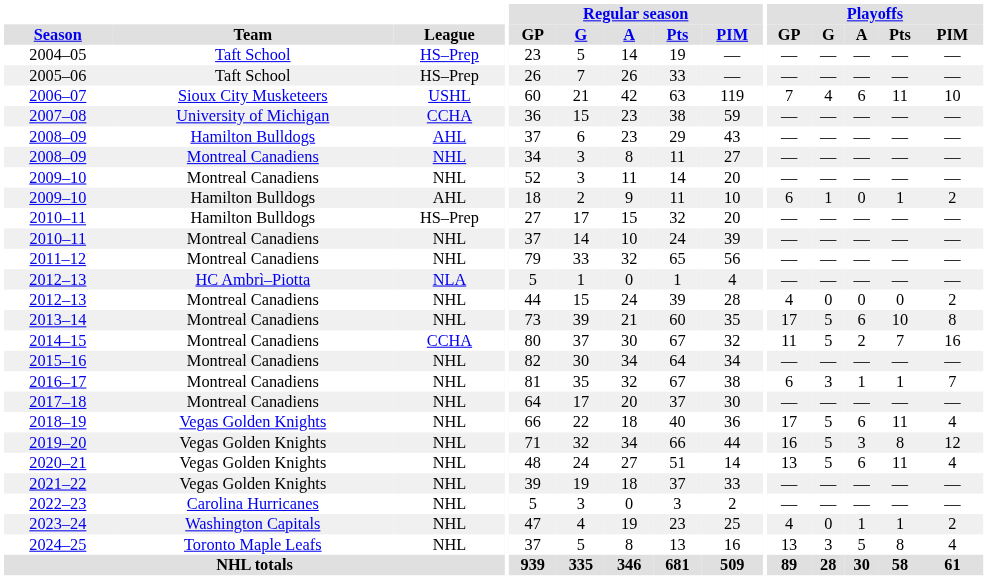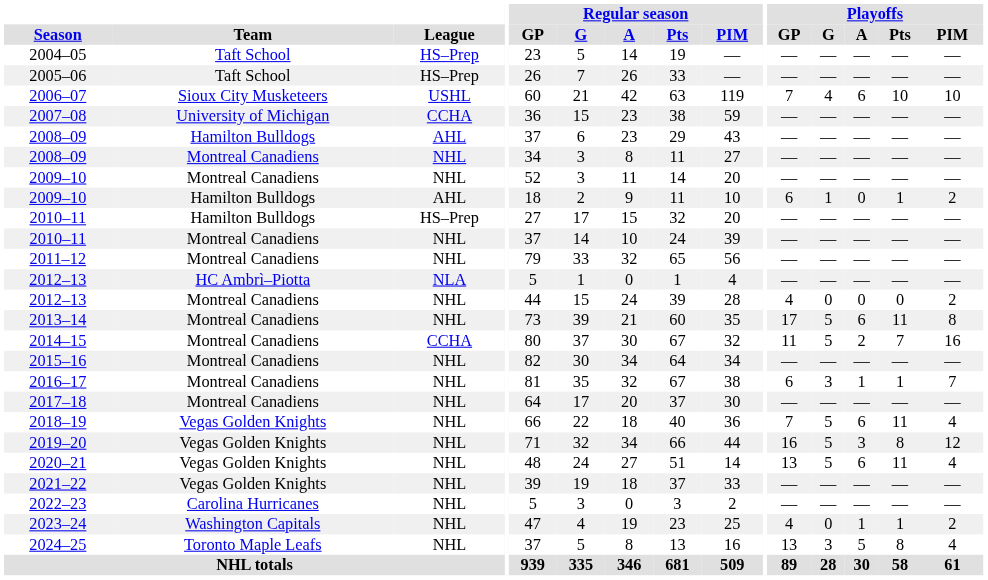(900, 95) 11 -> (900, 95) 10
(900, 320) 10 -> (900, 320) 11
(789, 422) 17 -> (789, 422) 7
